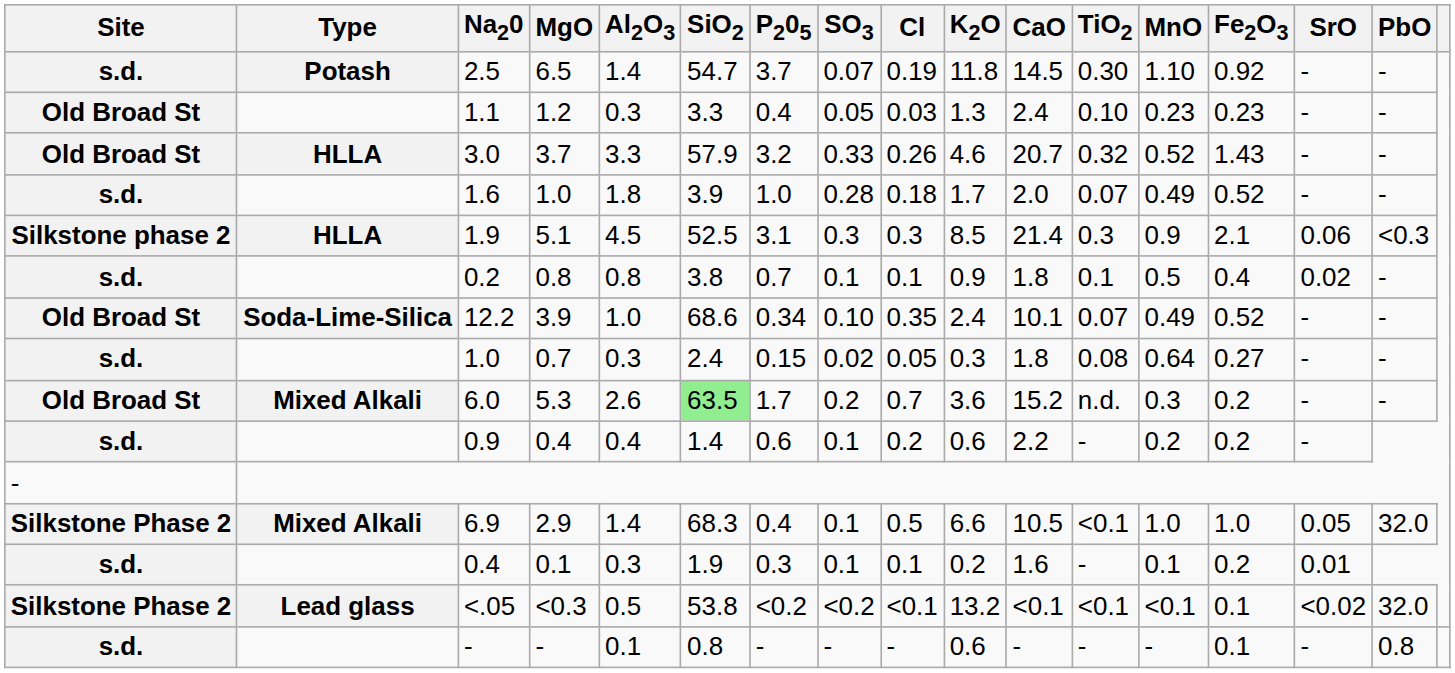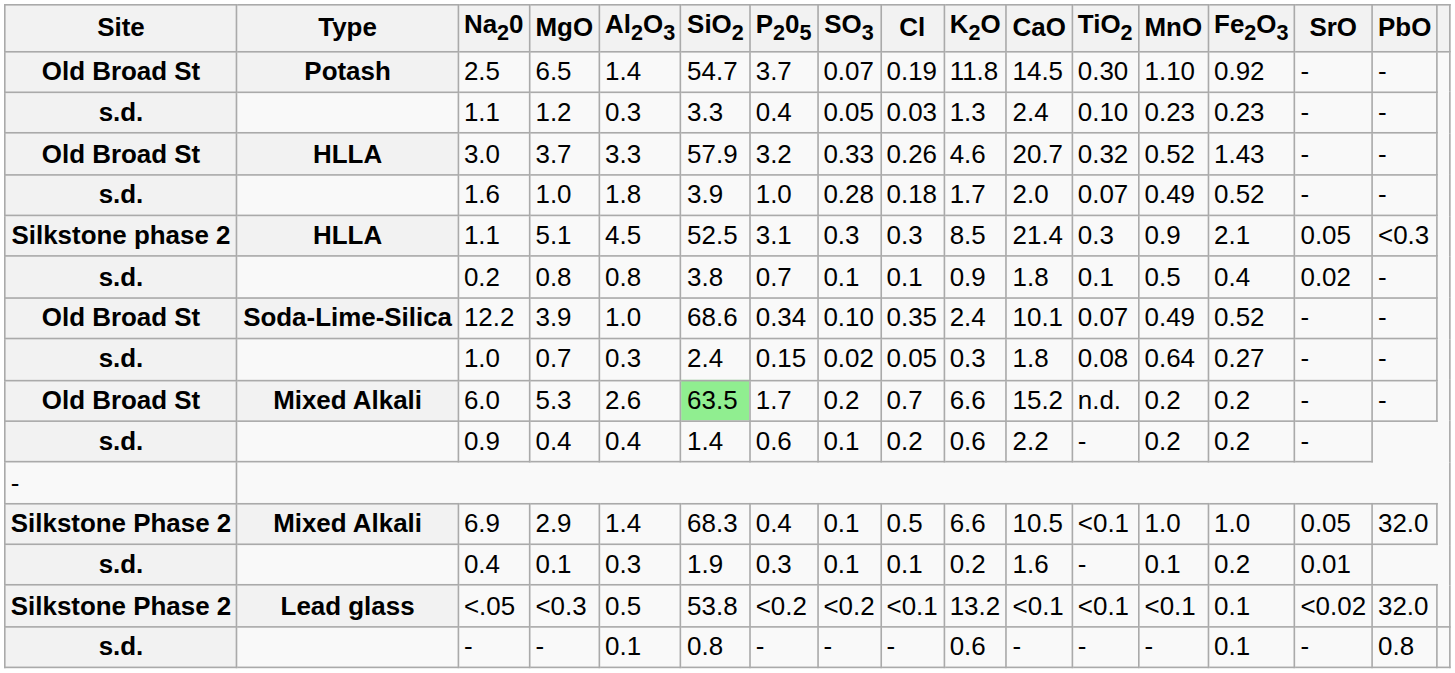(121, 71) s.d. -> (121, 71) Old Broad St
(121, 112) Old Broad St -> (121, 112) s.d.
(482, 235) 1.9 -> (482, 235) 1.1
(1326, 235) 0.06 -> (1326, 235) 0.05
(968, 400) 3.6 -> (968, 400) 6.6
(1163, 400) 0.3 -> (1163, 400) 0.2
